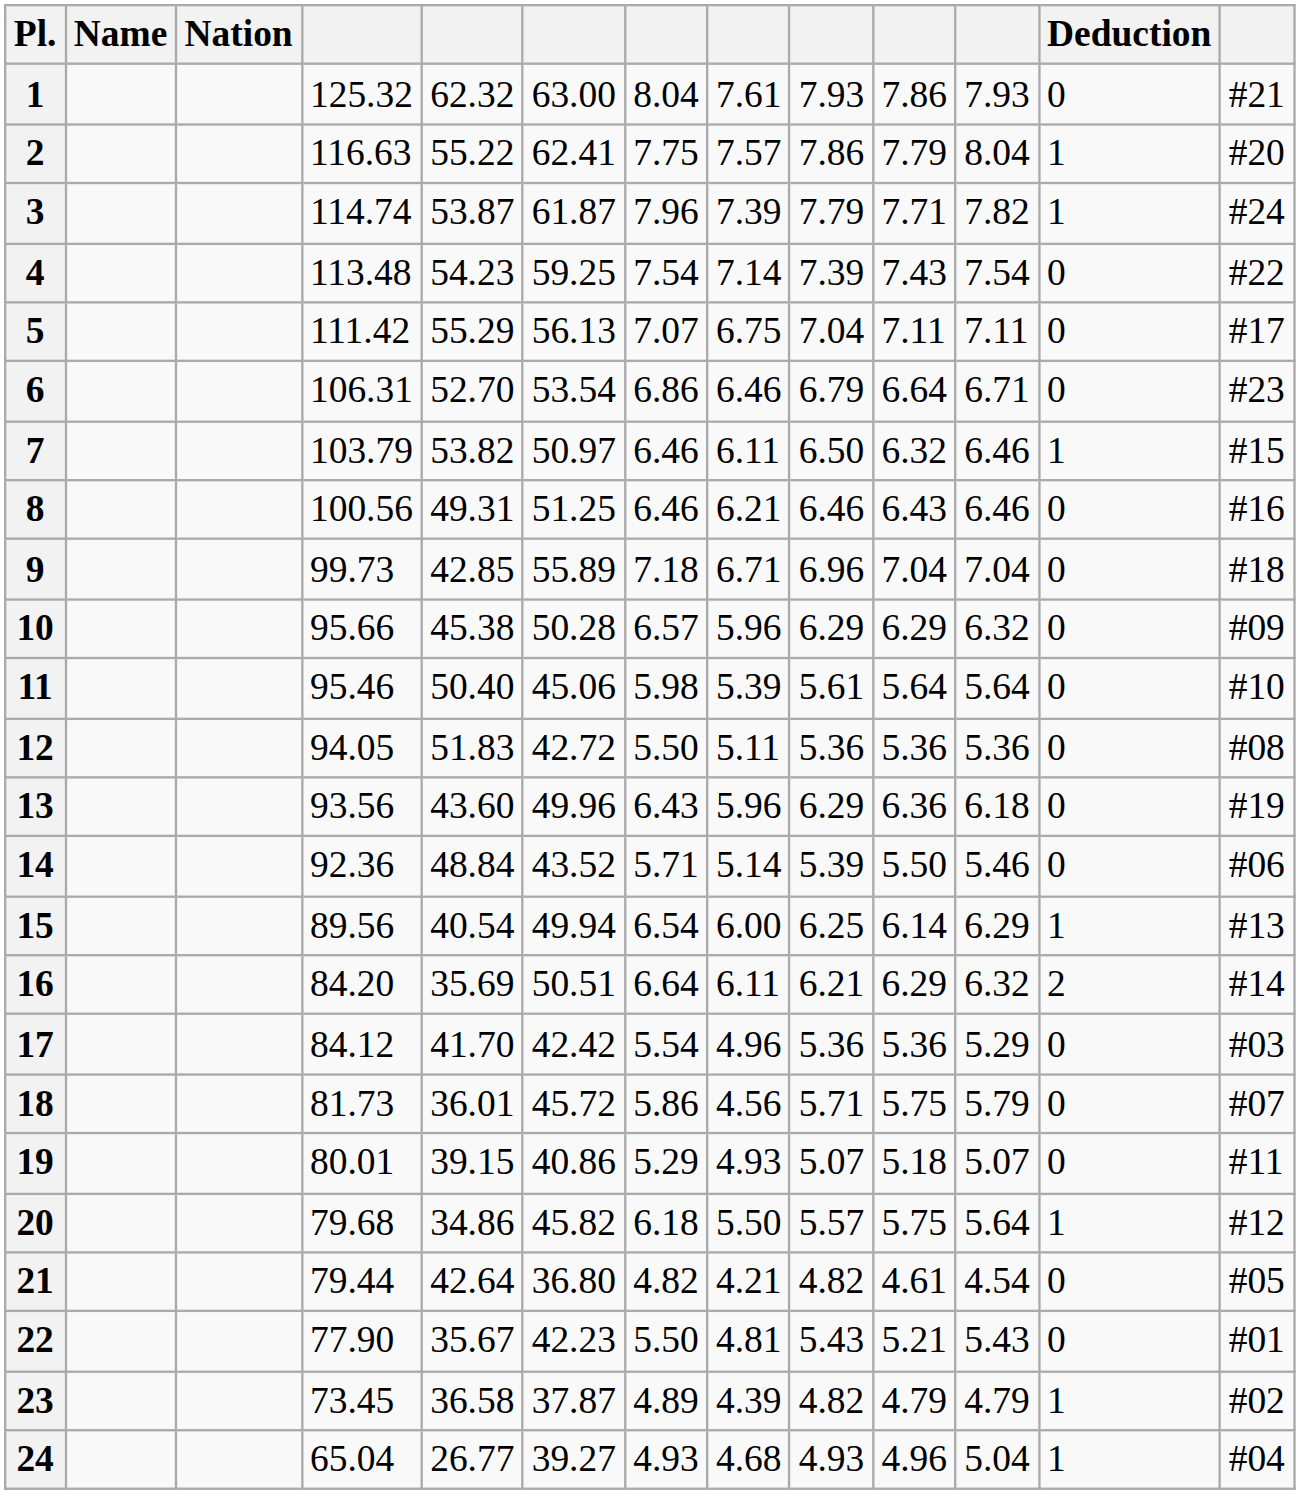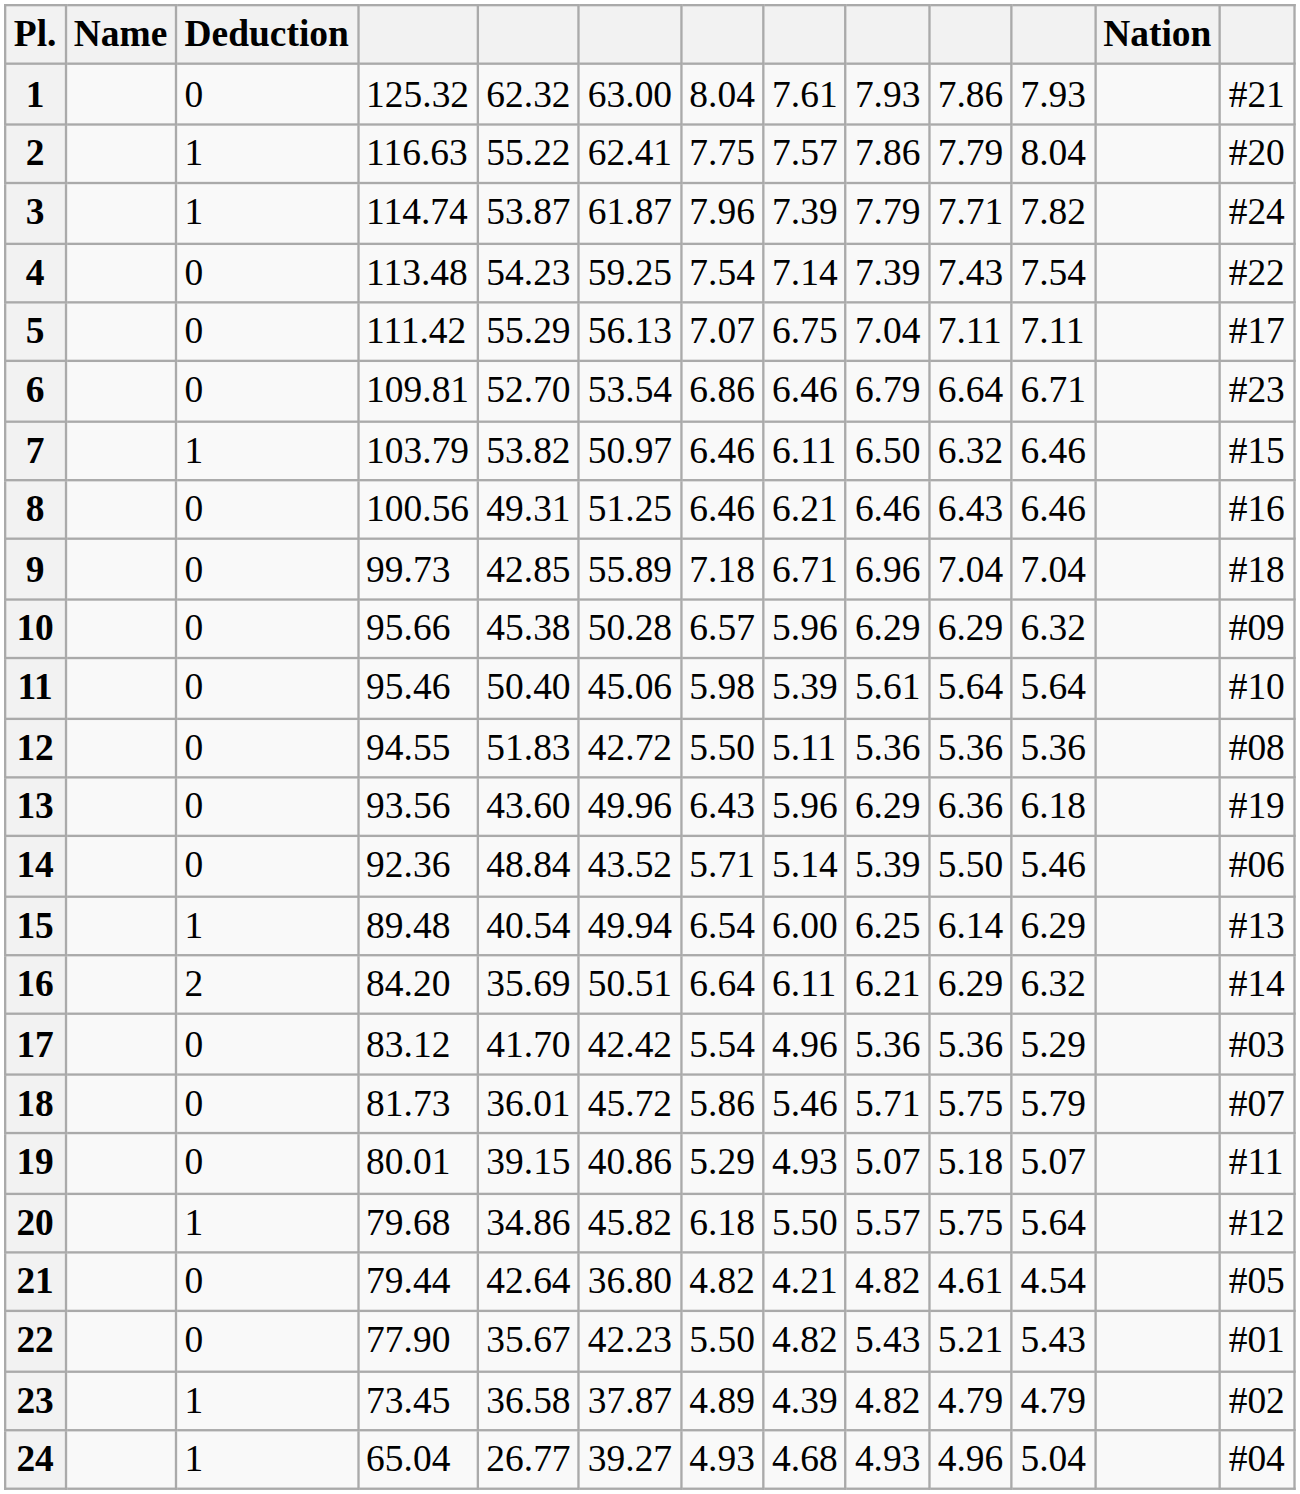columns swapped: (239, 34) <-> (1129, 34)
(361, 390) 106.31 -> (418, 390) 109.81
(352, 746) 94.05 -> (408, 746) 94.55
(352, 924) 89.56 -> (408, 924) 89.48
(352, 1043) 84.12 -> (408, 1043) 83.12
(749, 1102) 4.56 -> (805, 1102) 5.46
(749, 1340) 4.81 -> (805, 1340) 4.82
